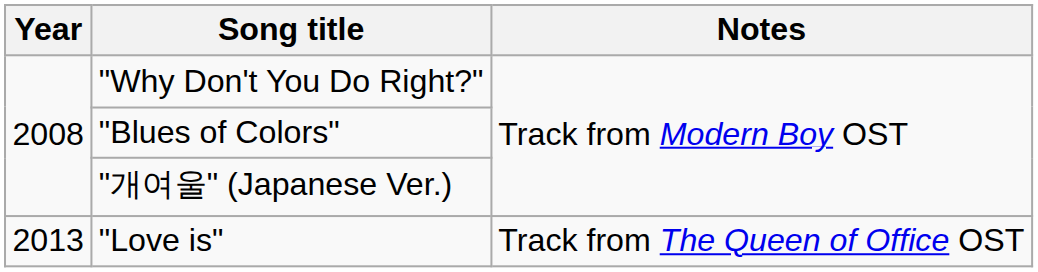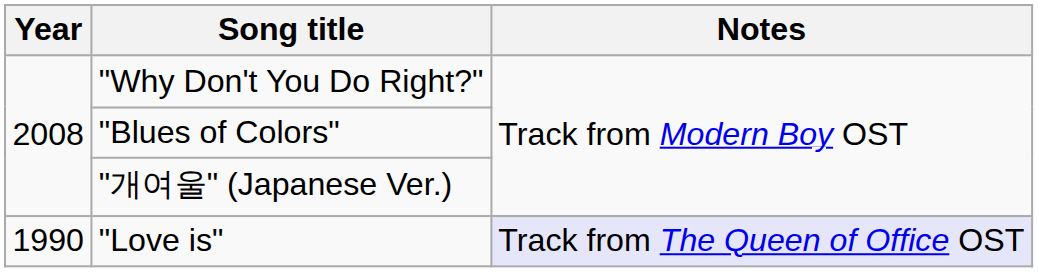(48, 240) 2013 -> (48, 240) 1990
(761, 240) no background -> (761, 240) lavender background
